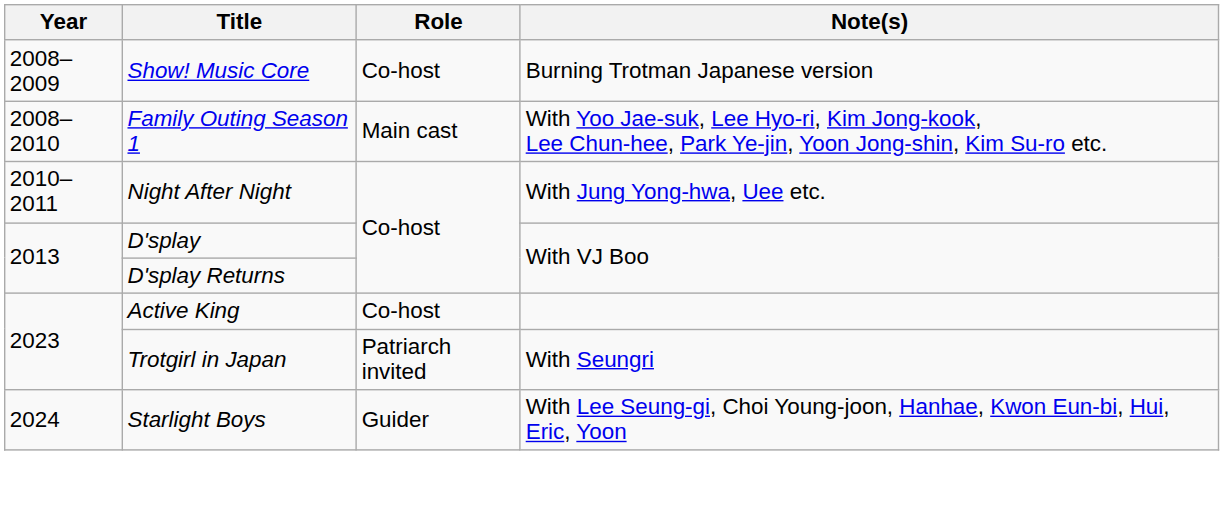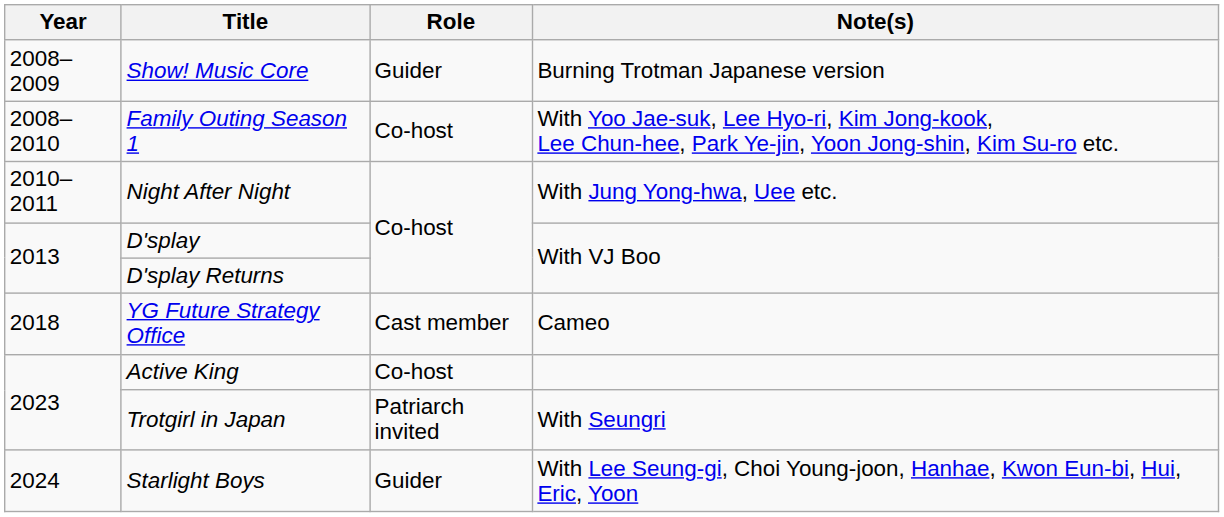(401, 70) Co-host -> (408, 70) Guider
(410, 131) Main cast -> (414, 131) Co-host
+ row: (223, 323)
